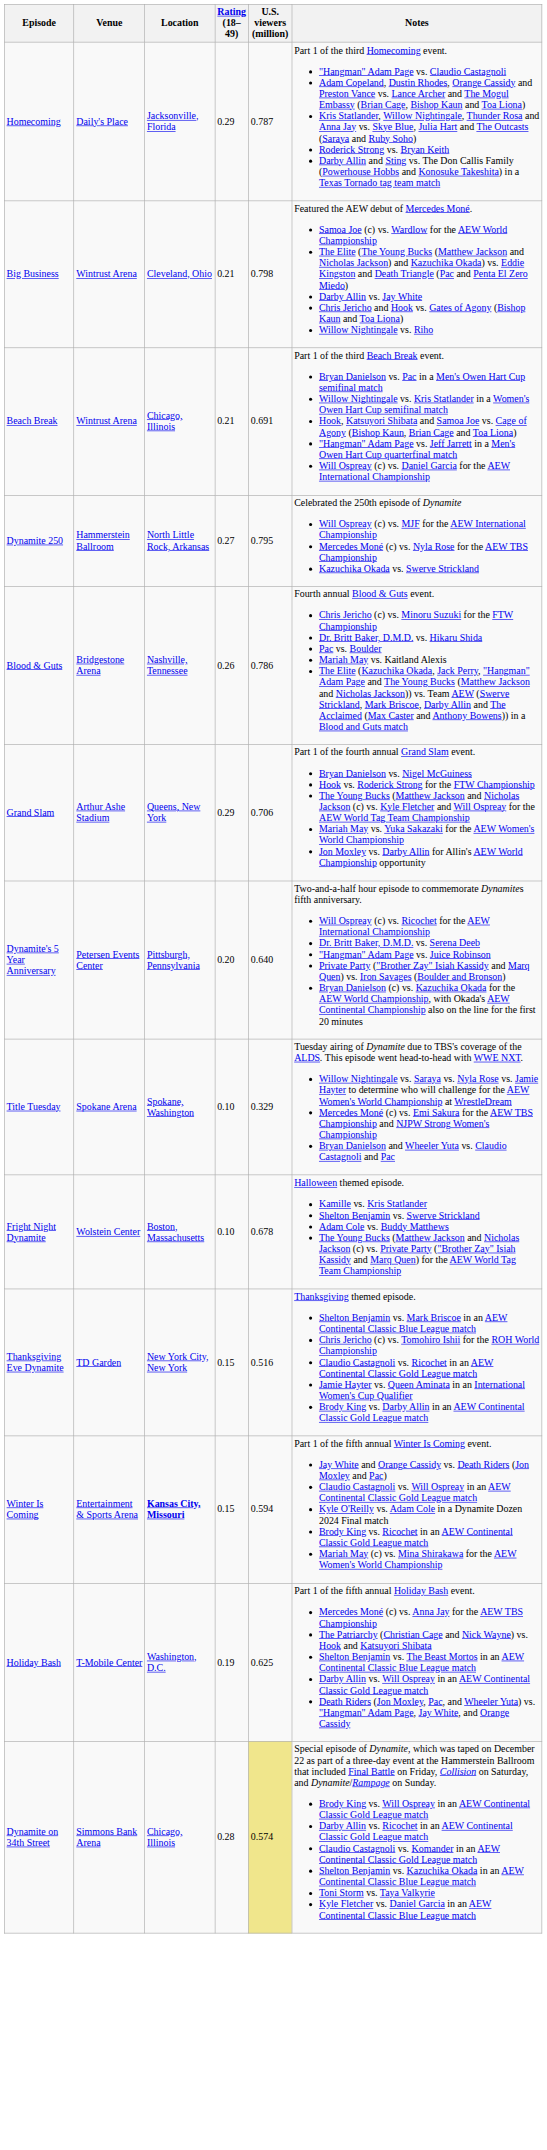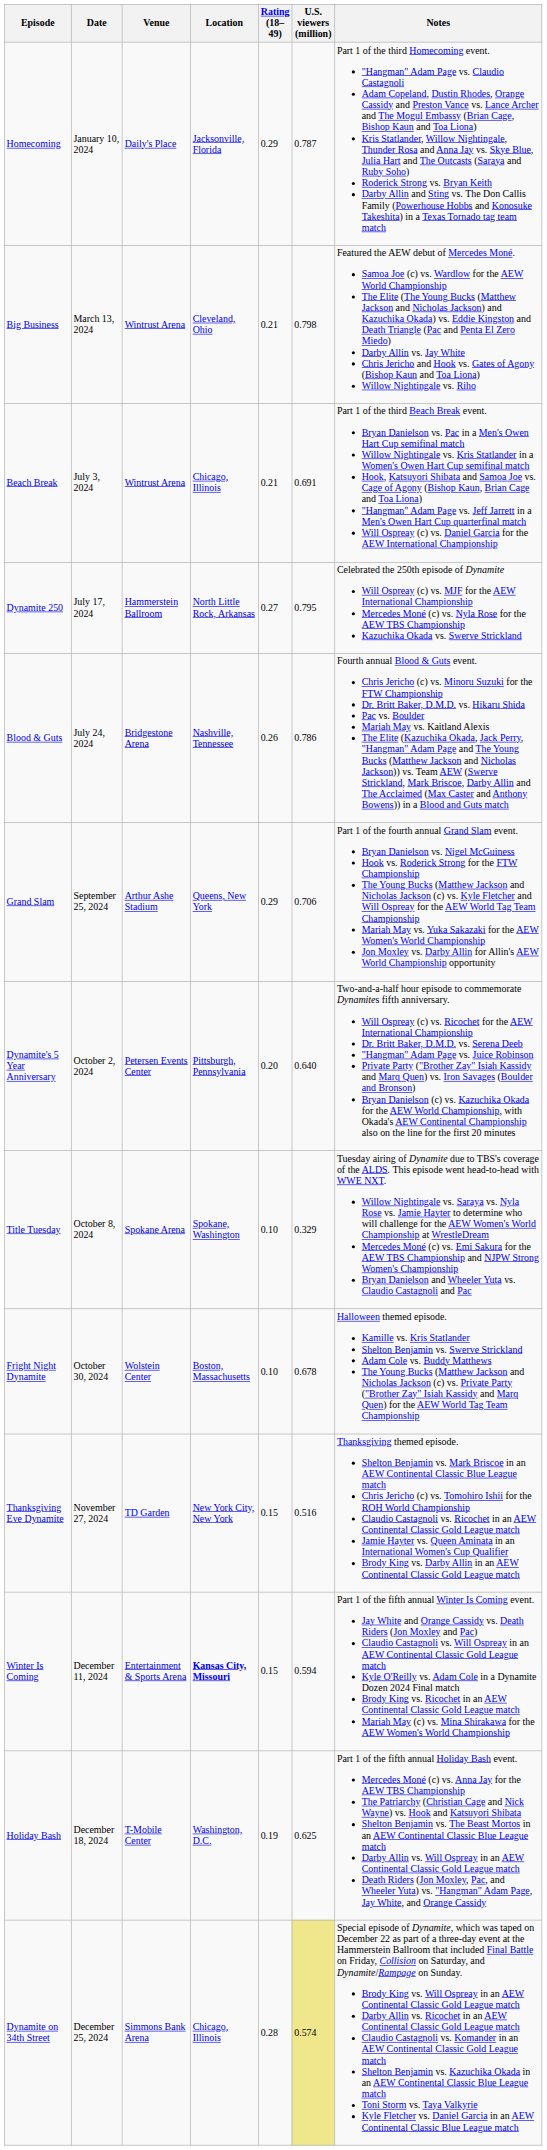+ column: (97, 23)
